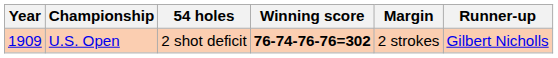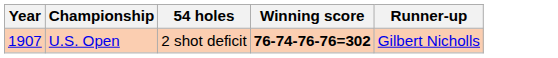- column: (409, 16)
(25, 40) 1909 -> (25, 40) 1907
